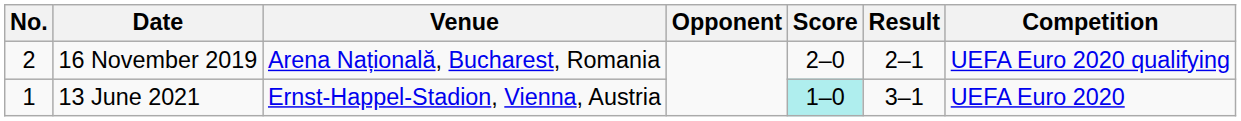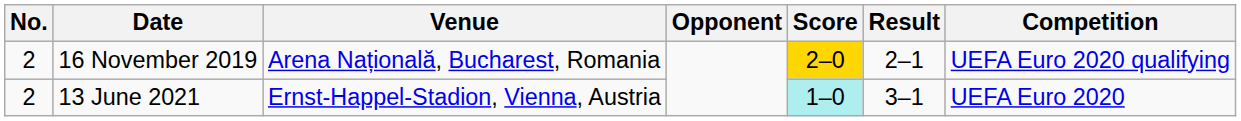(825, 60) no background -> (825, 60) gold background
(29, 97) 1 -> (29, 97) 2
